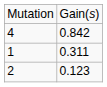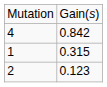(74, 52) 0.311 -> (75, 52) 0.315
